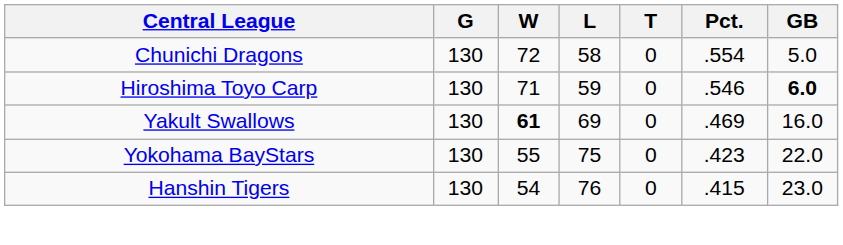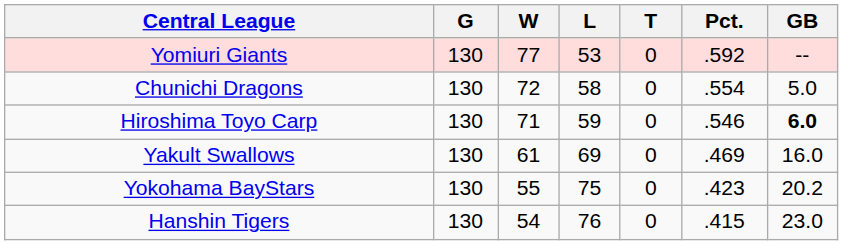+ row: (219, 54)
(528, 121) bold -> (528, 155) normal
(802, 155) 22.0 -> (802, 188) 20.2
